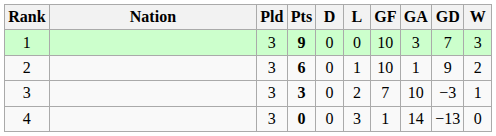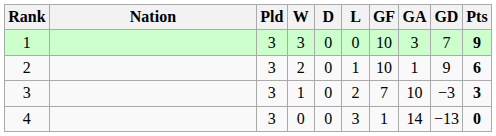columns swapped: (478, 17) <-> (301, 17)
